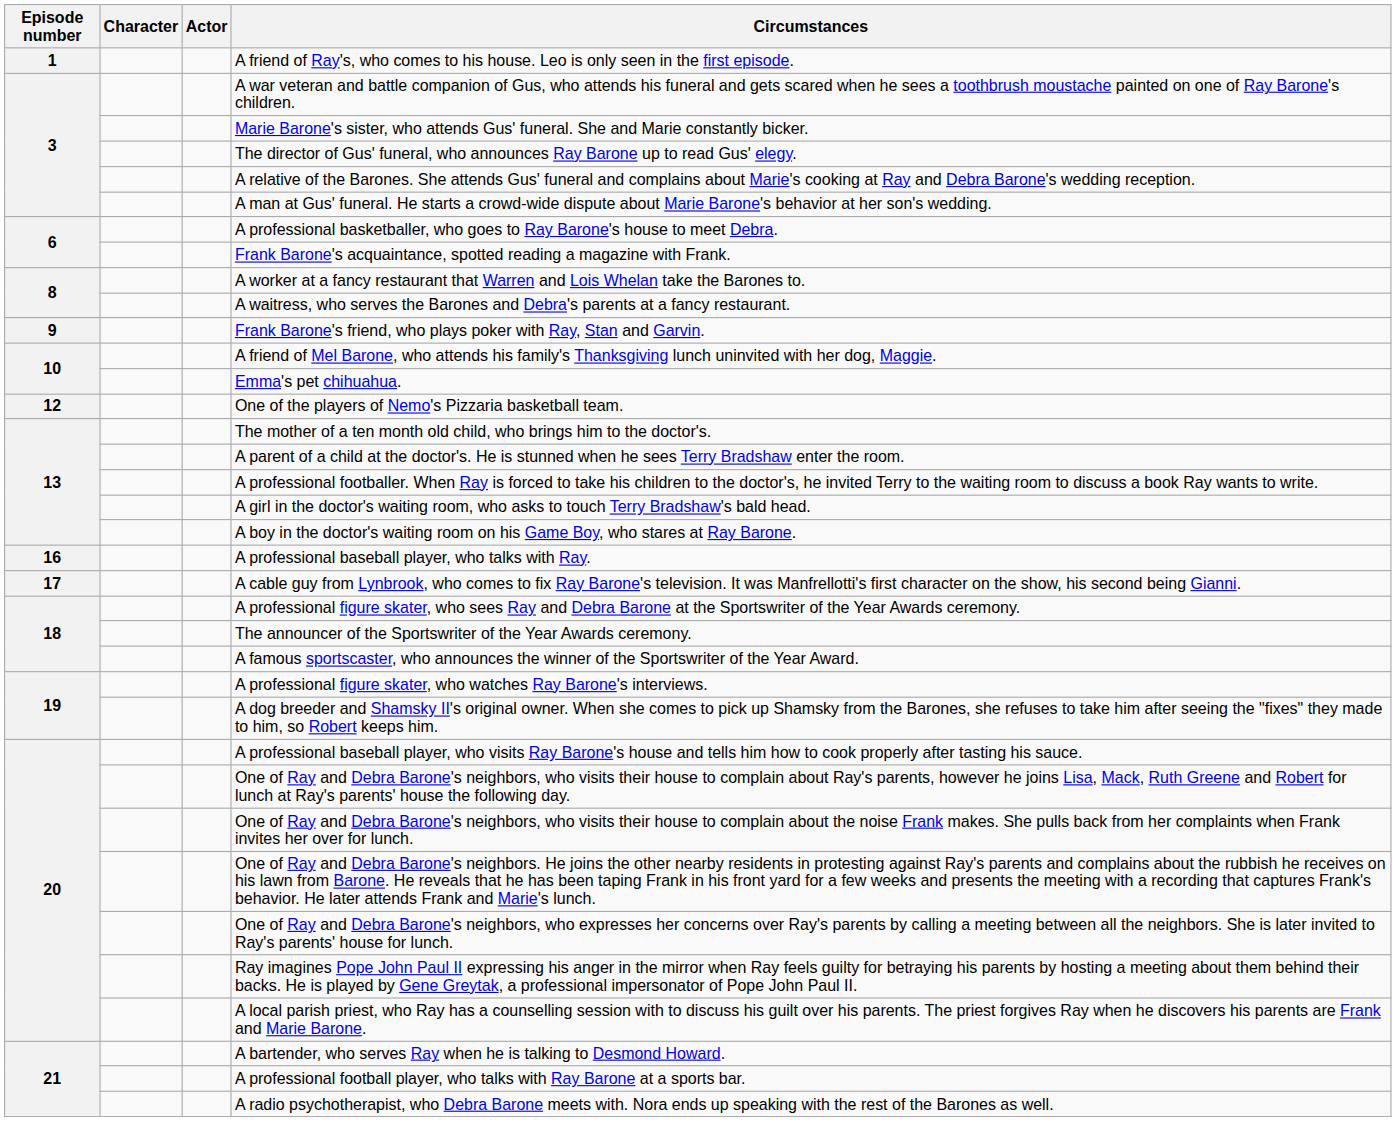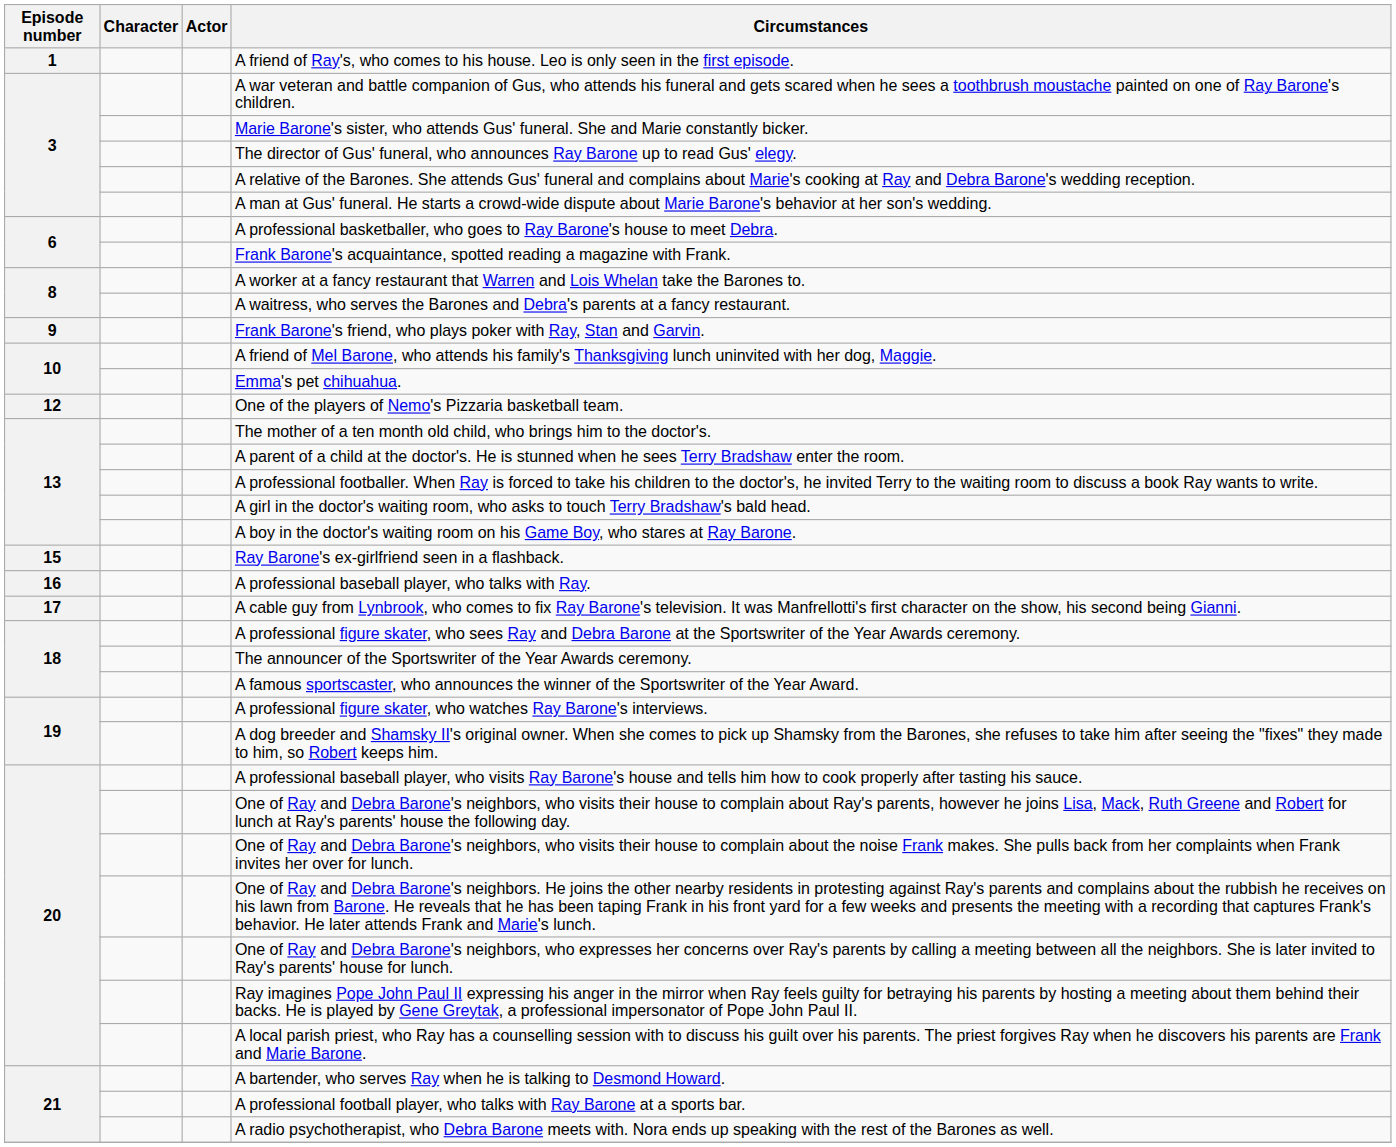+ row: (399, 558)
